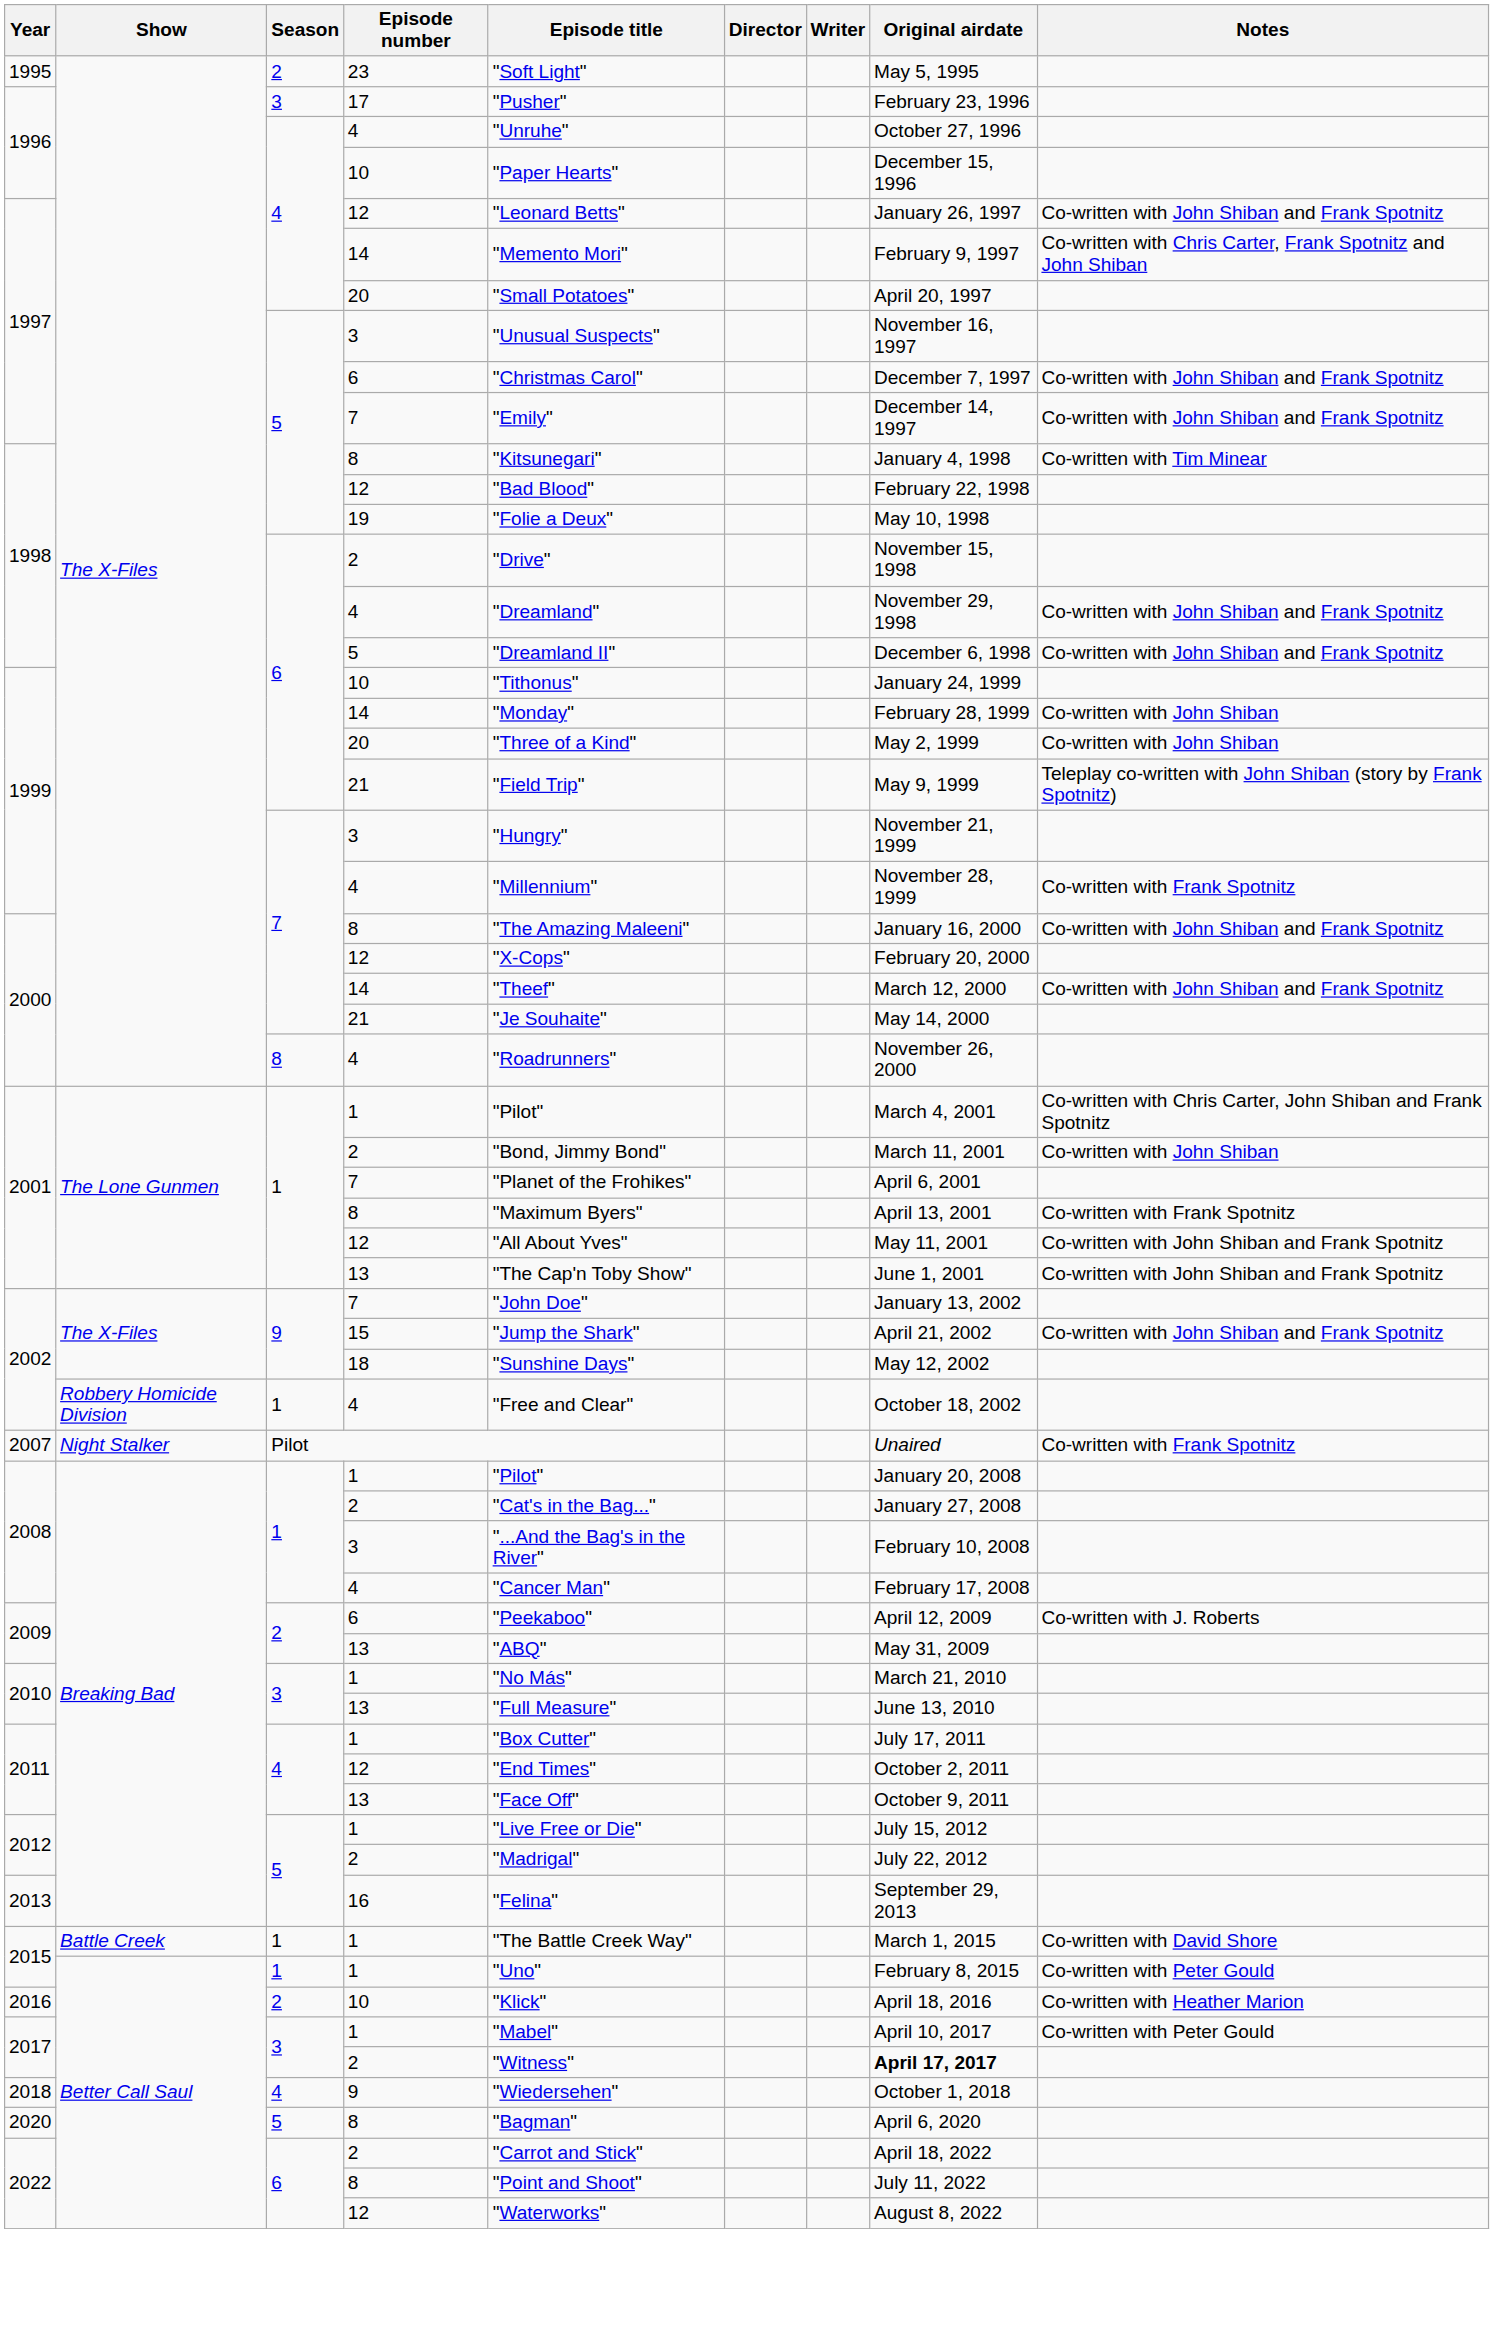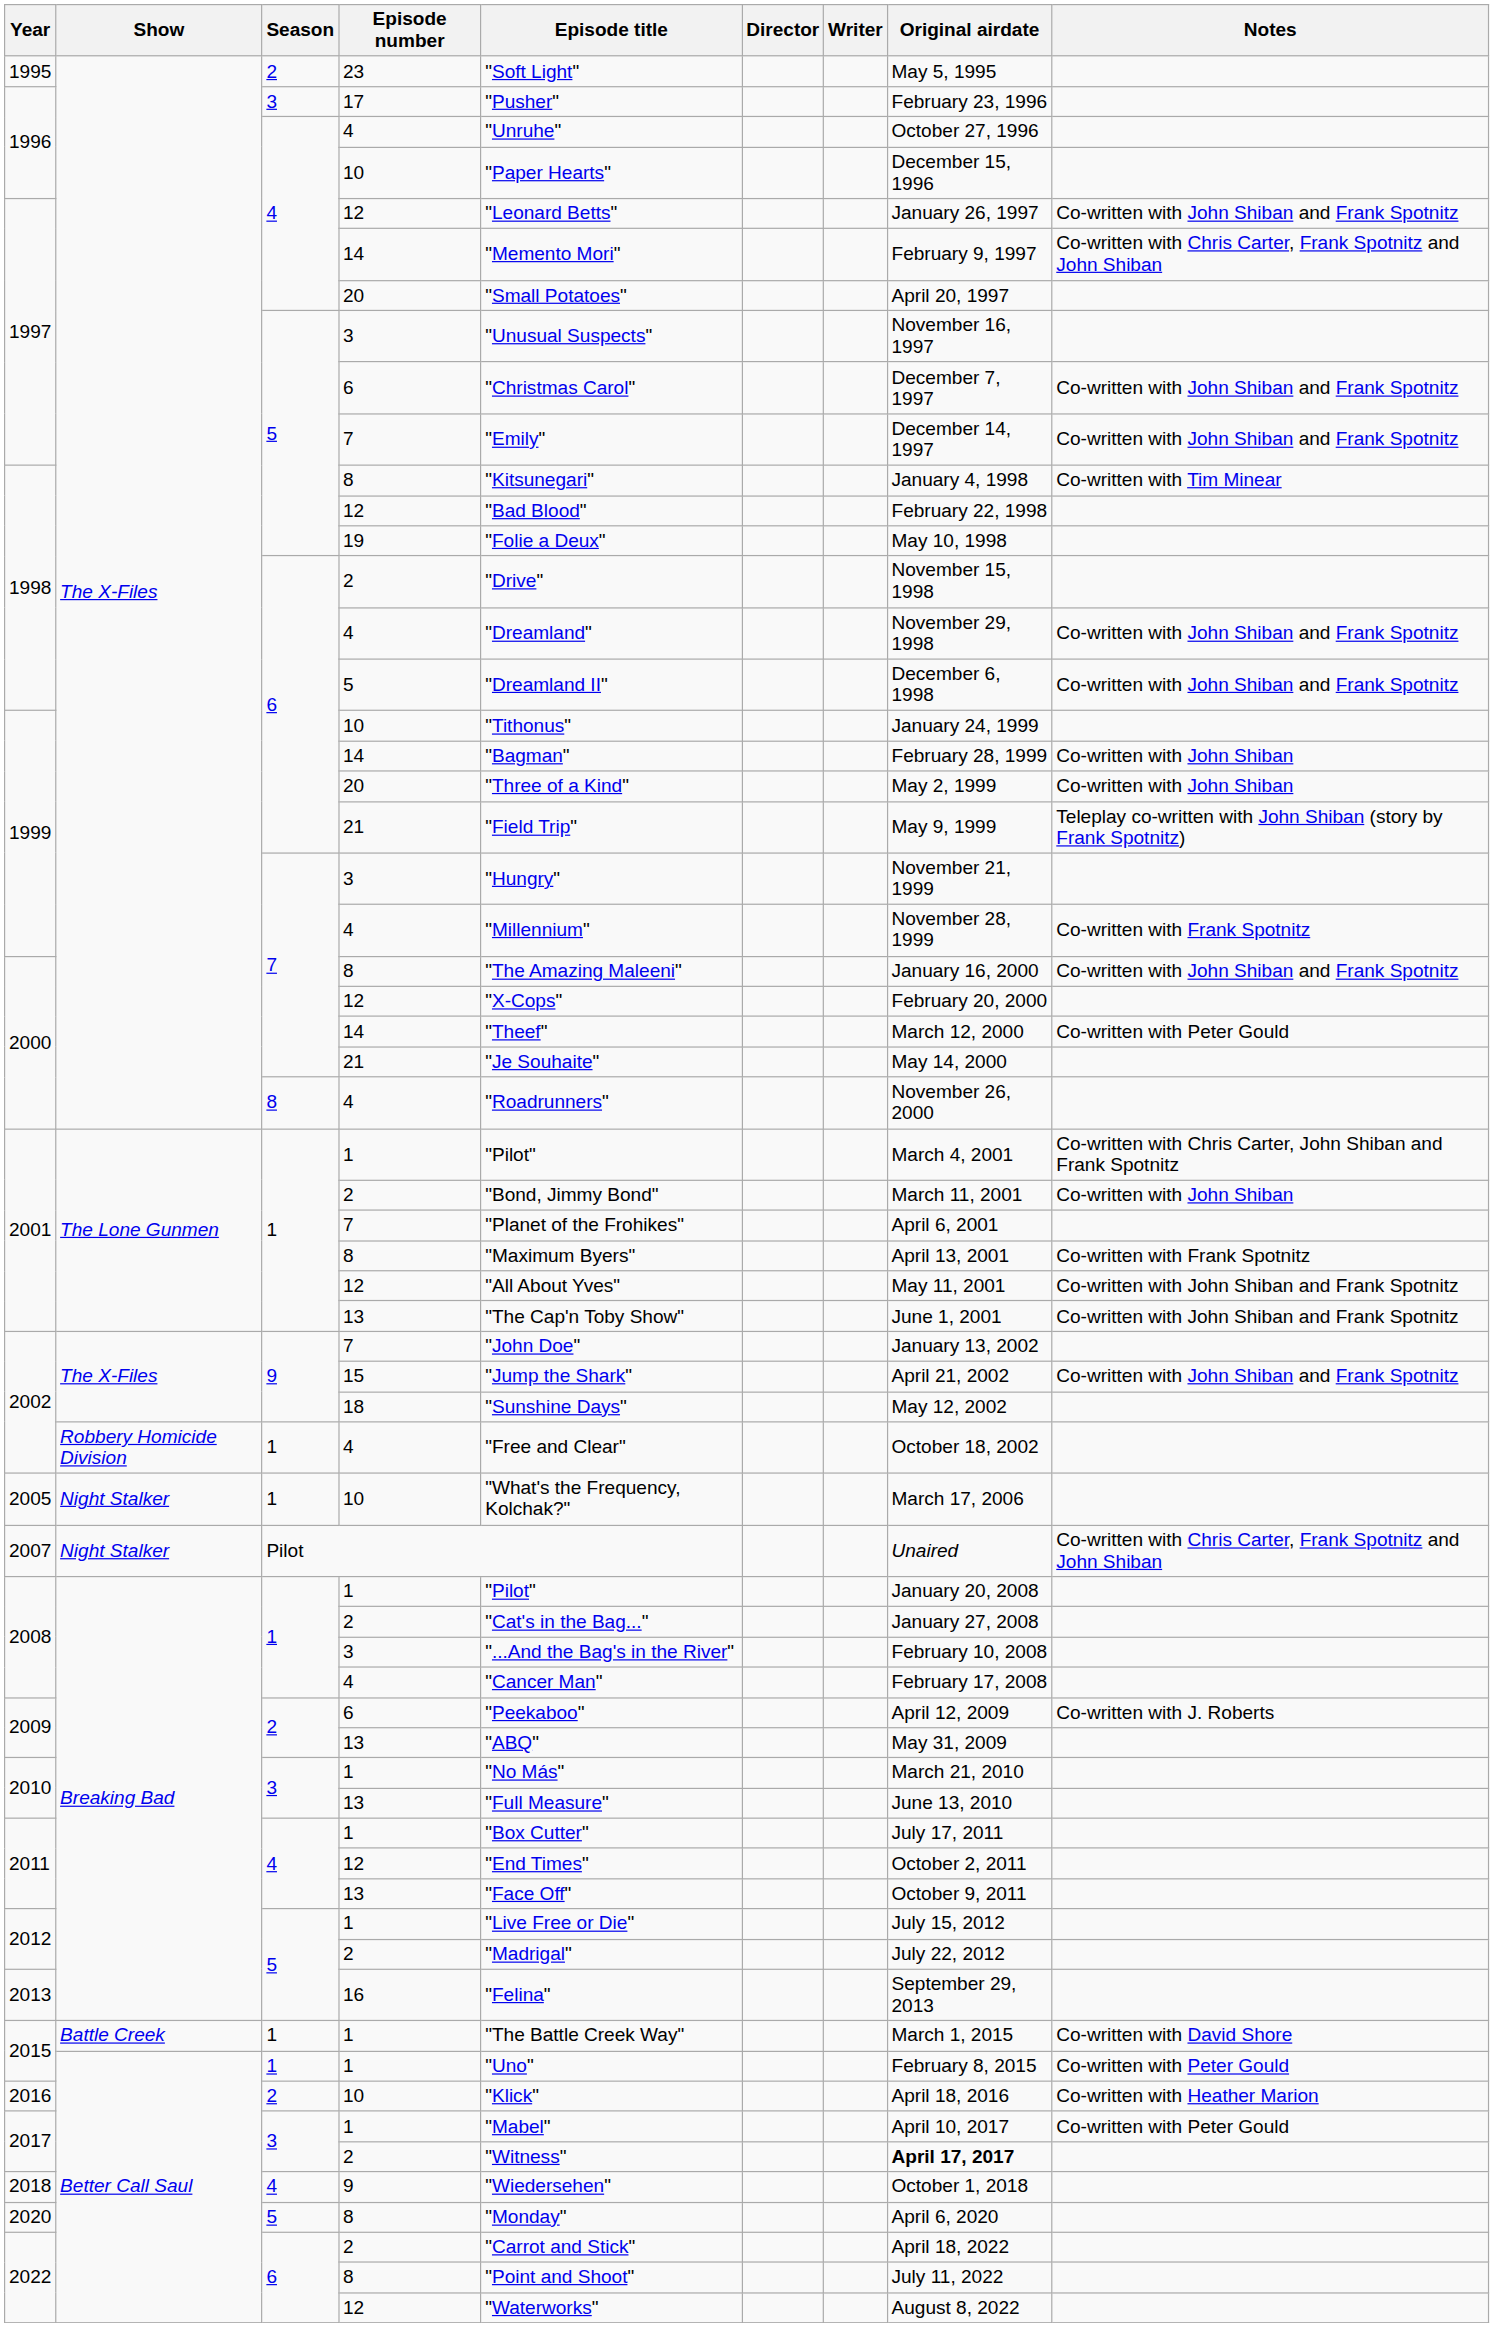(533, 713) "Monday" -> (527, 755) "Bagman"
(1243, 988) Co-written with John Shiban and Frank Spotnitz -> (1173, 1031) Co-written with Peter Gould
+ row: (30, 1499)
(1168, 1445) Co-written with Frank Spotnitz -> (1258, 1550) Co-written with Chris Carter, Frank Spotnitz and John Shiban
(535, 2122) "Bagman" -> (526, 2216) "Monday"
